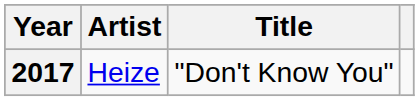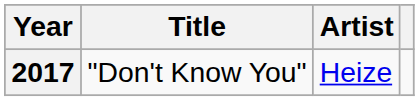columns swapped: (284, 26) <-> (124, 26)
